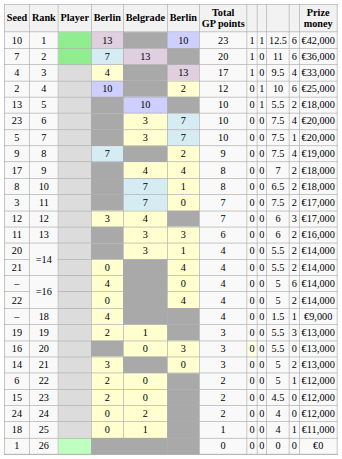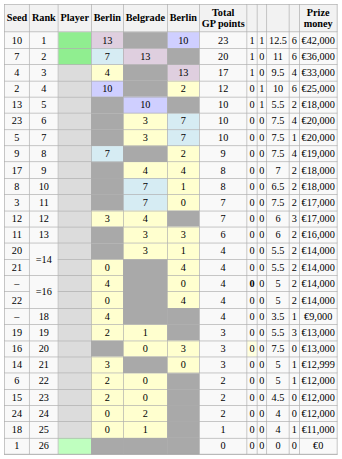(252, 283) normal -> (252, 283) bold
(294, 283) 6 -> (294, 283) 2
(278, 316) 1.5 -> (278, 316) 3.5
(278, 348) 5.5 -> (278, 348) 7.5
(294, 365) 2 -> (294, 365) 1
(318, 365) €13,000 -> (318, 365) €12,999
